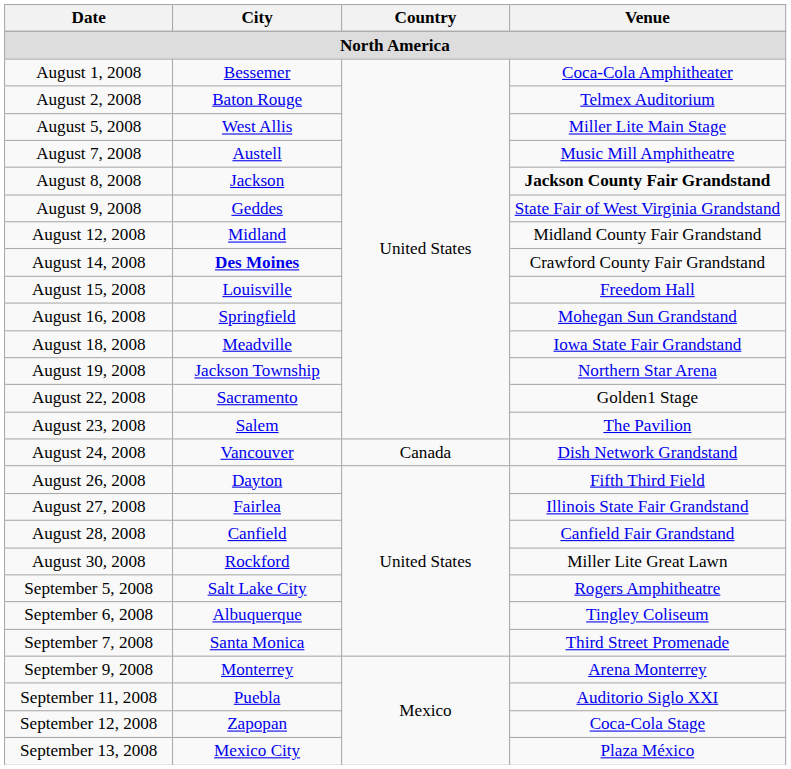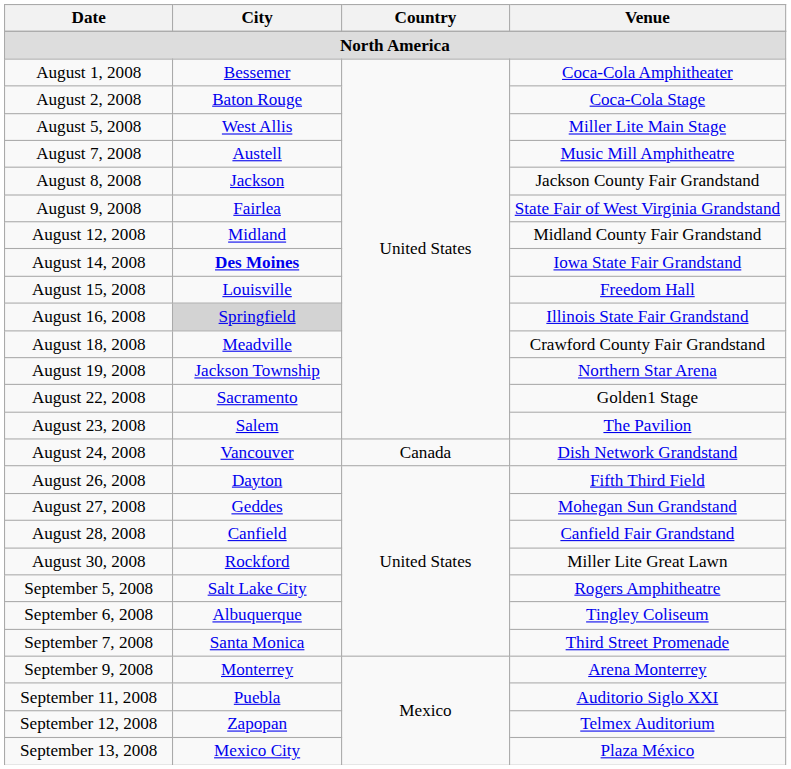(647, 99) Telmex Auditorium -> (647, 99) Coca-Cola Stage
(647, 180) bold -> (647, 180) normal
(257, 208) Geddes -> (257, 208) Fairlea
(647, 262) Crawford County Fair Grandstand -> (647, 262) Iowa State Fair Grandstand
(257, 316) no background -> (257, 316) lightgrey background
(647, 316) Mohegan Sun Grandstand -> (647, 316) Illinois State Fair Grandstand
(647, 343) Iowa State Fair Grandstand -> (647, 343) Crawford County Fair Grandstand
(257, 506) Fairlea -> (257, 506) Geddes
(647, 506) Illinois State Fair Grandstand -> (647, 506) Mohegan Sun Grandstand
(647, 724) Coca-Cola Stage -> (647, 724) Telmex Auditorium
